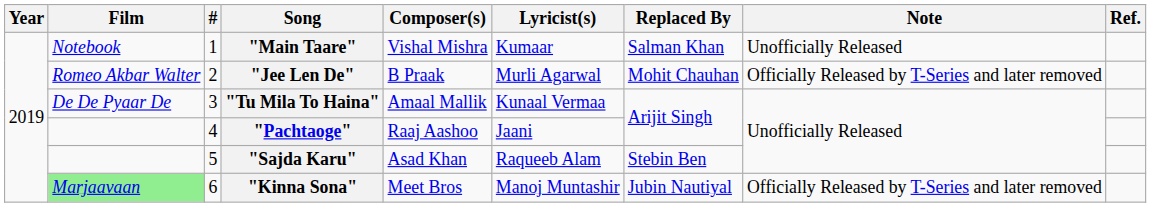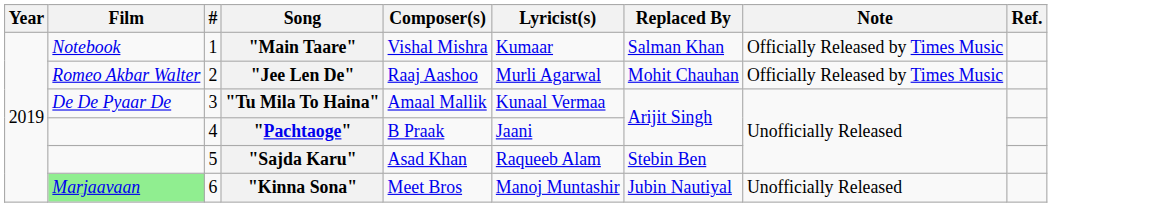(825, 46) Unofficially Released -> (875, 46) Officially Released by Times Music
(416, 74) B Praak -> (433, 74) Raaj Aashoo
(924, 74) Officially Released by T-Series and later removed -> (875, 74) Officially Released by Times Music
(433, 131) Raaj Aashoo -> (416, 131) B Praak
(924, 187) Officially Released by T-Series and later removed -> (825, 187) Unofficially Released
